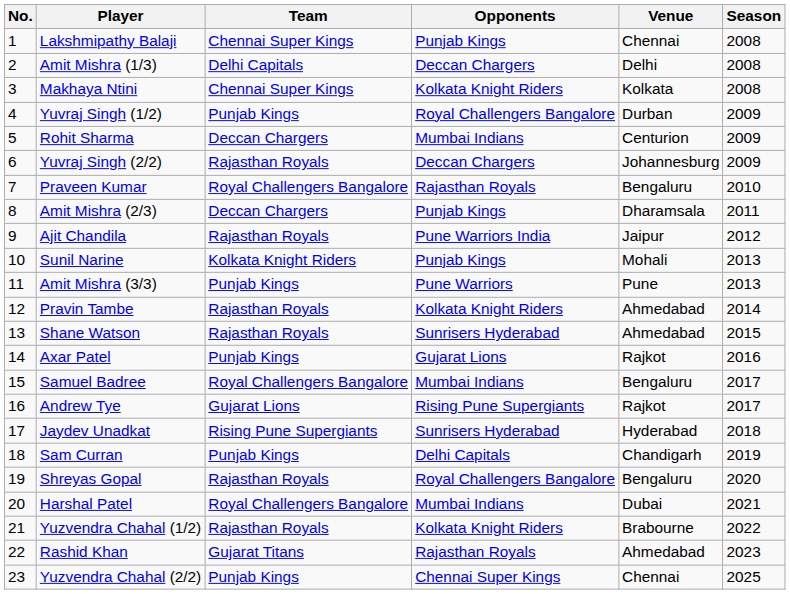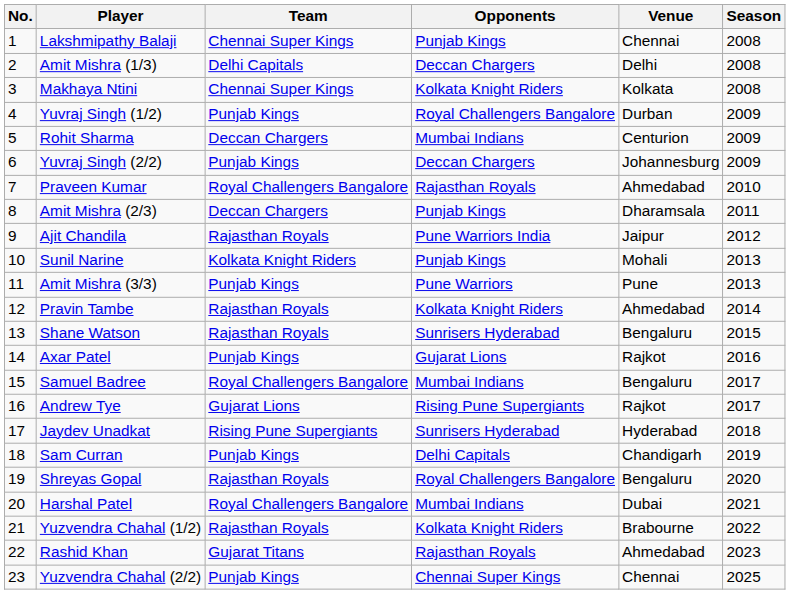(269, 162) Rajasthan Royals -> (254, 162) Punjab Kings
(657, 187) Bengaluru -> (663, 187) Ahmedabad
(663, 333) Ahmedabad -> (657, 333) Bengaluru
